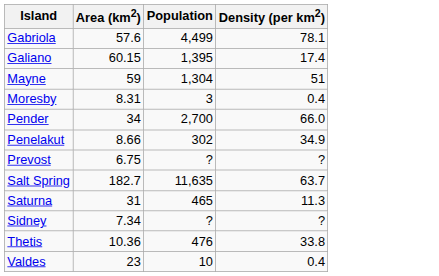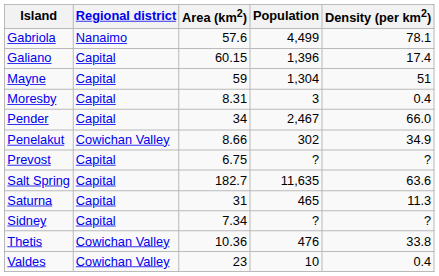+ column: (126, 16)
(197, 58) 1,395 -> (303, 58) 1,396
(197, 119) 2,700 -> (303, 119) 2,467
(313, 180) 63.7 -> (419, 180) 63.6
